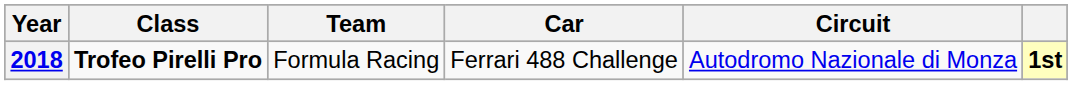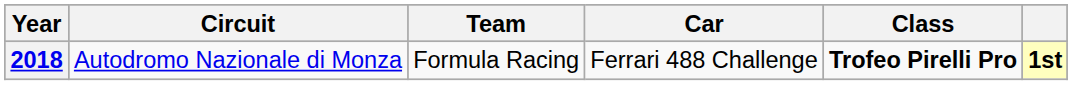columns swapped: (168, 23) <-> (853, 23)
